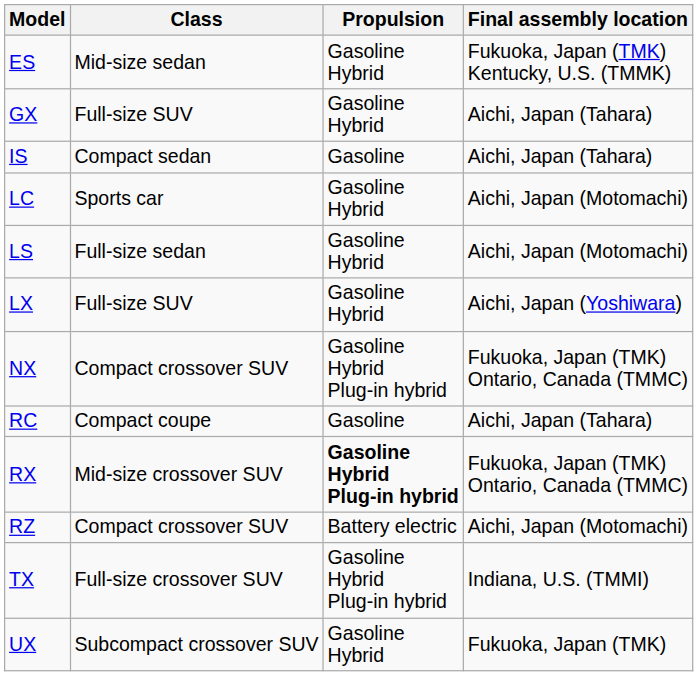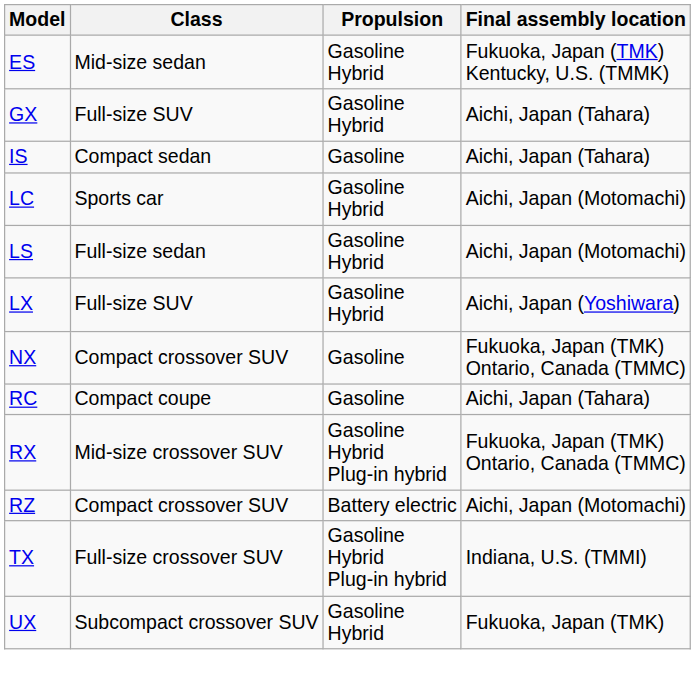(387, 368) Gasoline Hybrid Plug-in hybrid -> (366, 357) Gasoline
(393, 474) bold -> (387, 452) normal
